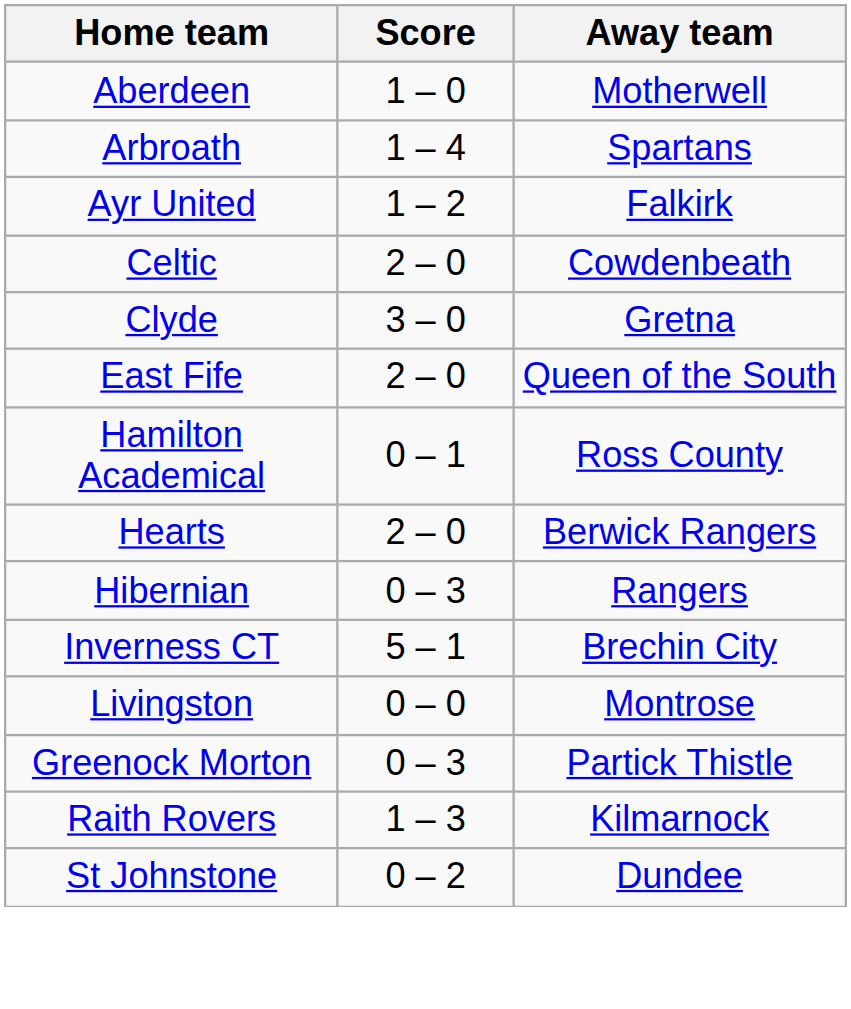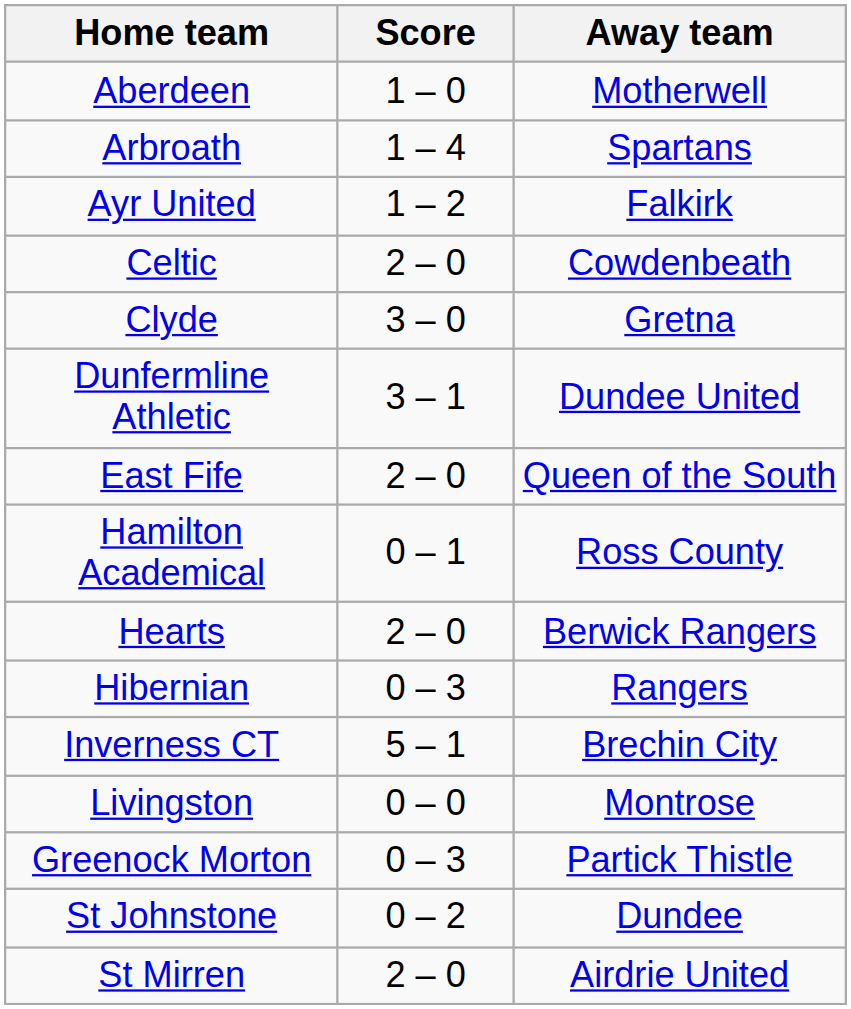+ row: (172, 397)
- row: (172, 819)
+ row: (172, 974)
